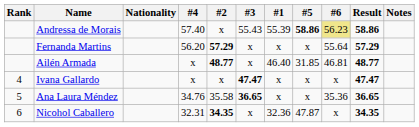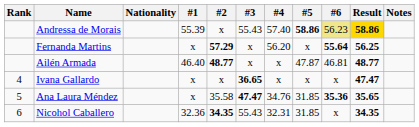columns swapped: (279, 12) <-> (193, 12)
(367, 29) no background -> (367, 29) gold background
(336, 46) normal -> (336, 46) bold
(367, 46) 57.29 -> (367, 46) 56.25
(307, 63) 31.85 -> (307, 63) 47.87
(250, 79) 47.47 -> (250, 79) 36.65
(250, 96) 36.65 -> (250, 96) 47.47
(307, 96) x -> (307, 96) 31.85
(336, 96) normal -> (336, 96) bold
(367, 96) 36.65 -> (367, 96) 35.65
(250, 113) x -> (250, 113) 55.43
(307, 113) 47.87 -> (307, 113) 31.85
